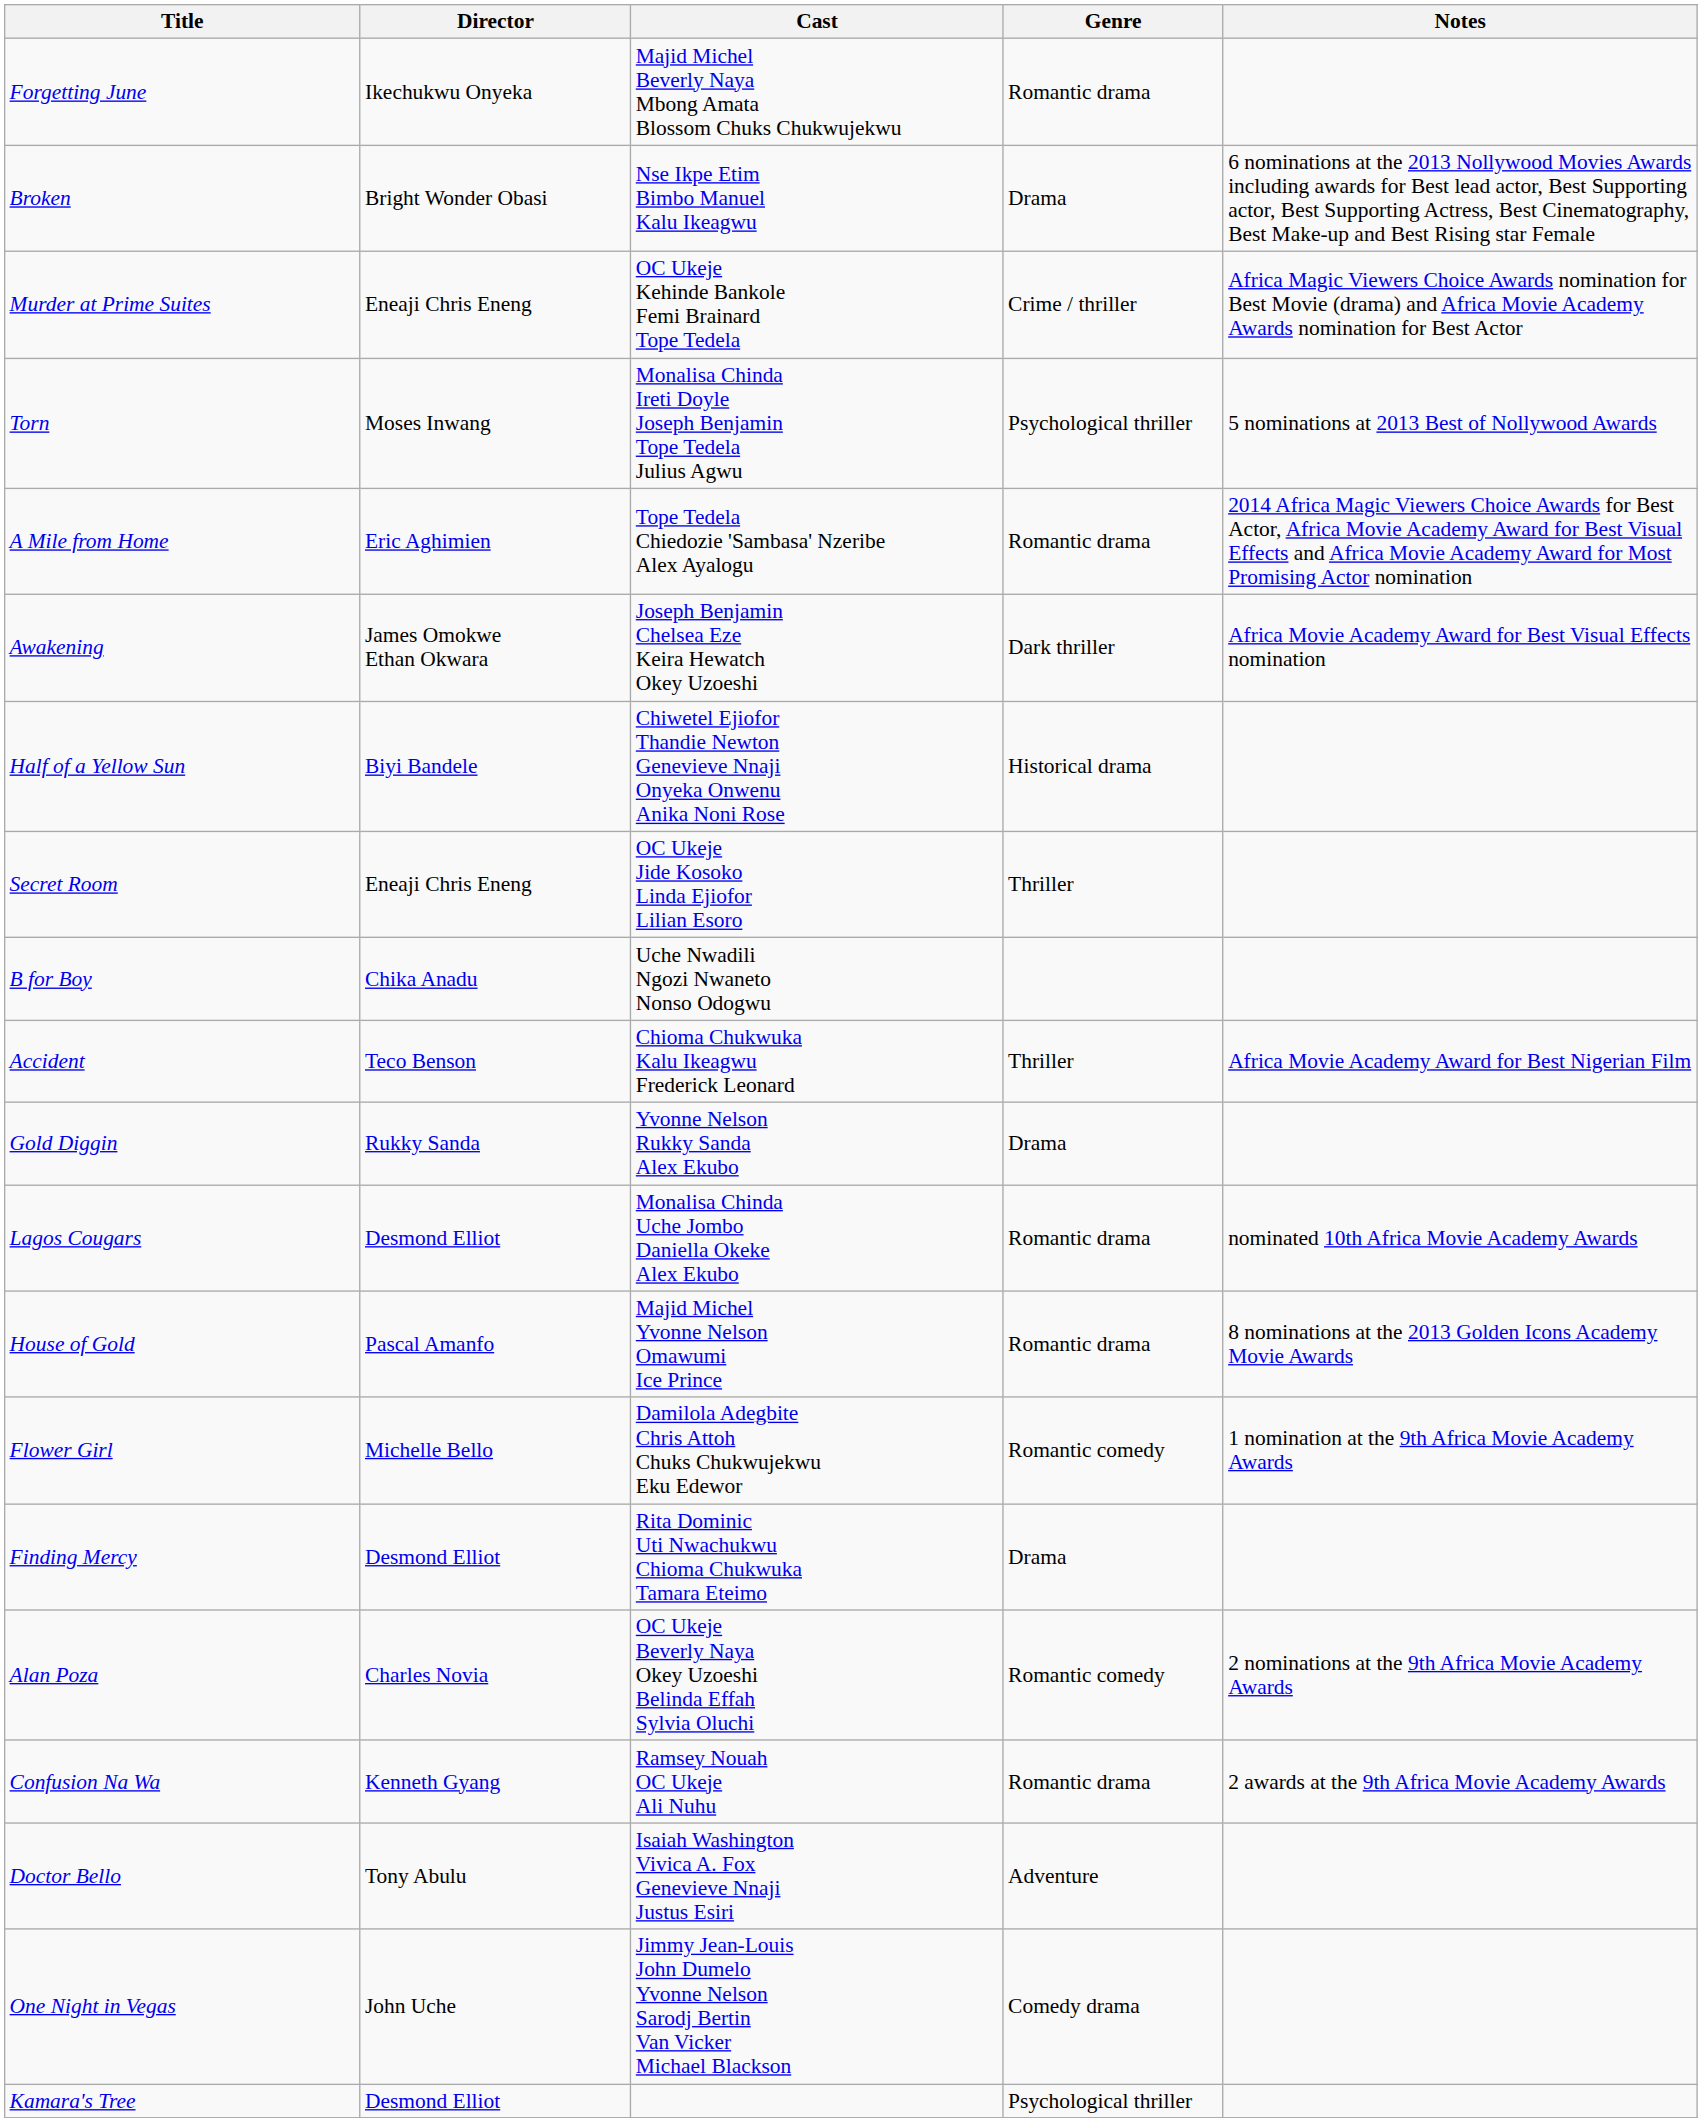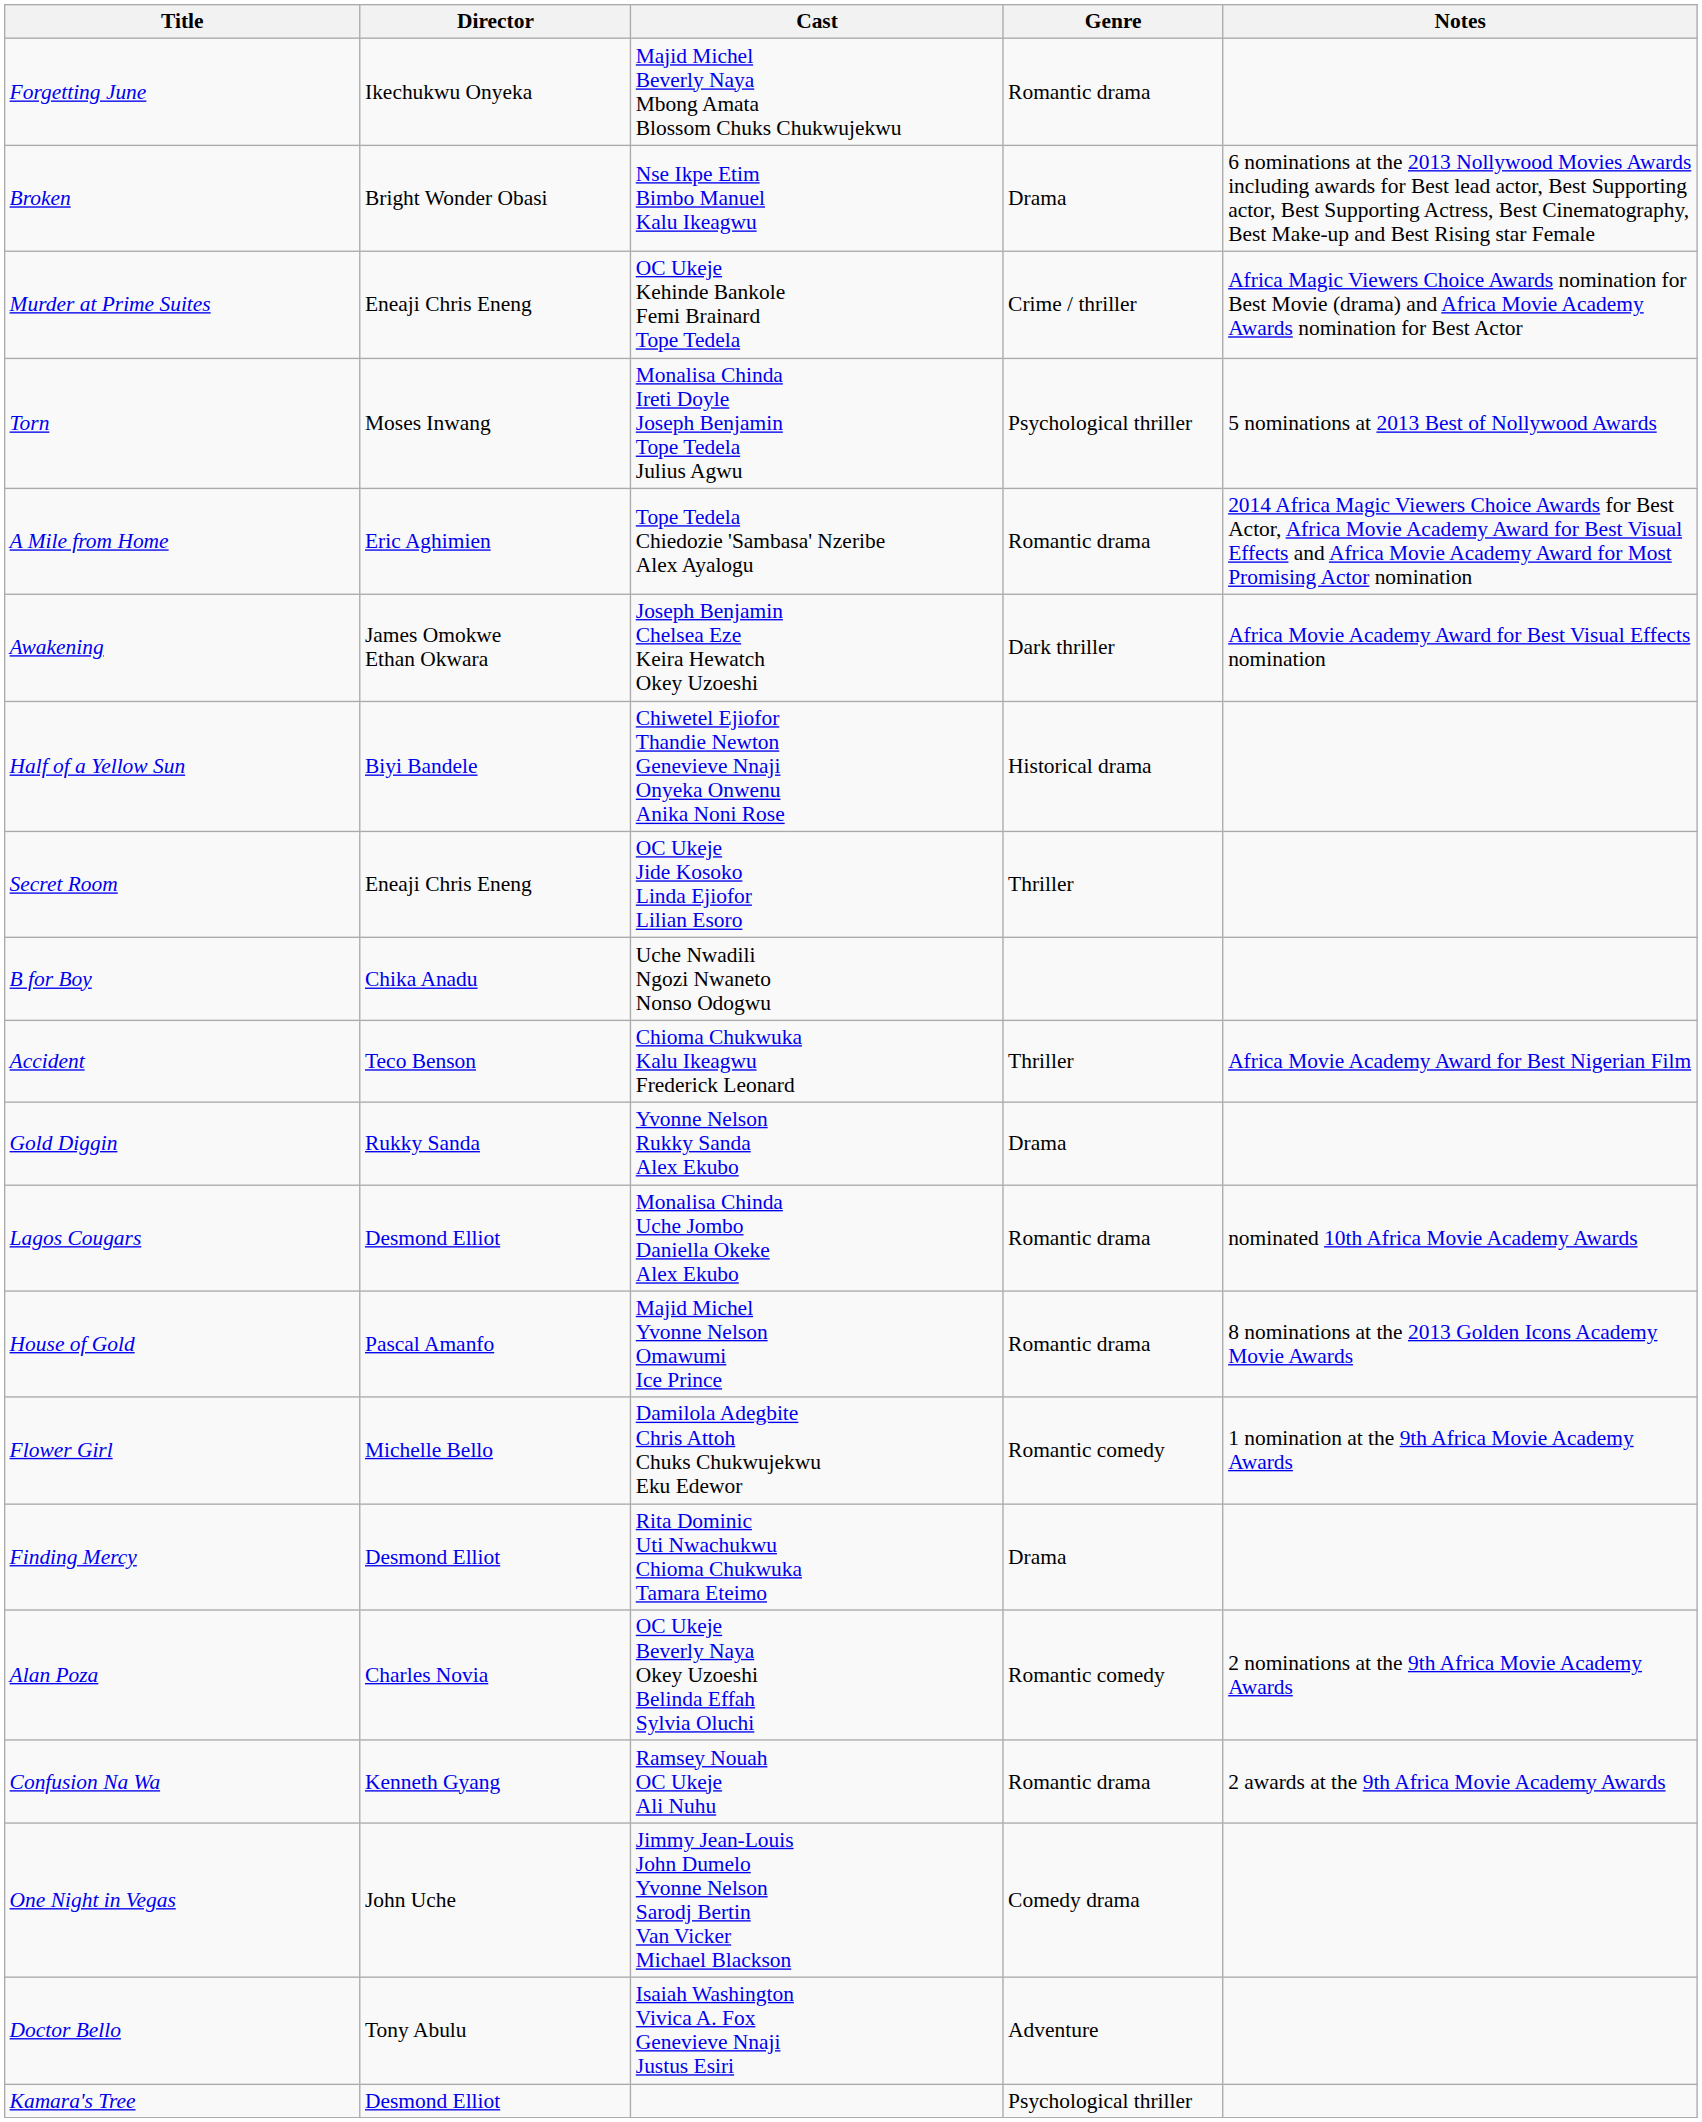rows swapped: (65, 1875) <-> (93, 2006)
